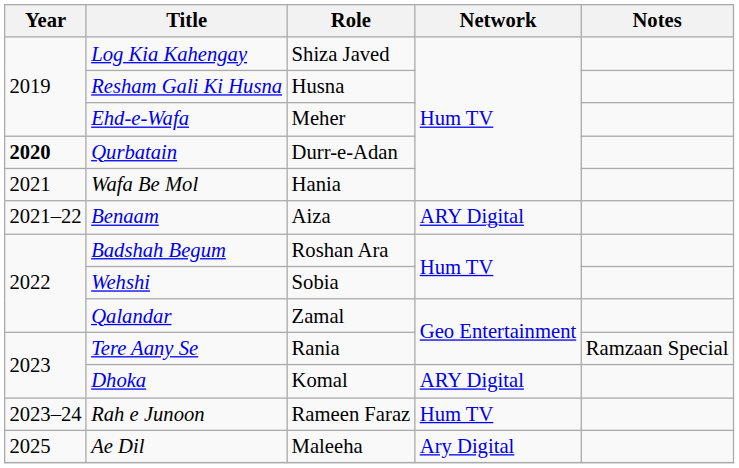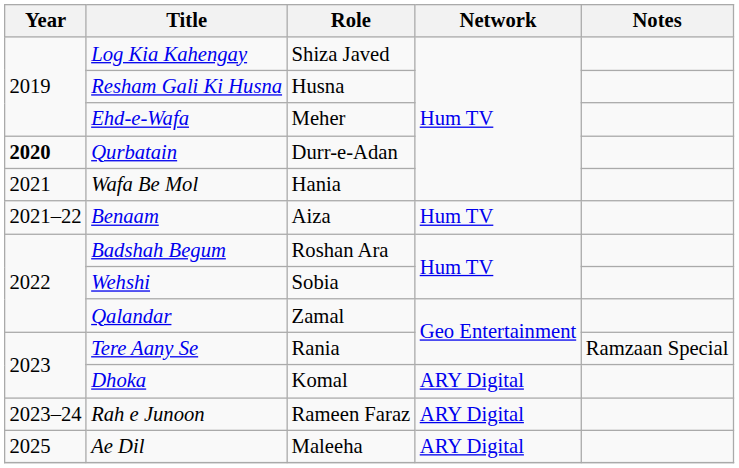(472, 217) ARY Digital -> (457, 217) Hum TV
(457, 413) Hum TV -> (472, 413) ARY Digital
(467, 446) Ary Digital -> (472, 446) ARY Digital
